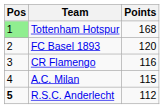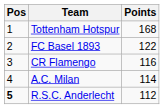(10, 29) lightgreen background -> (10, 29) no background
(148, 46) 120 -> (148, 46) 122
(148, 79) 115 -> (148, 79) 114
